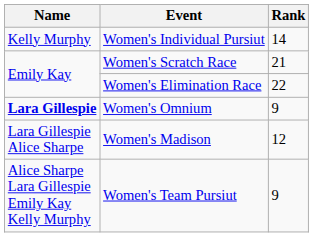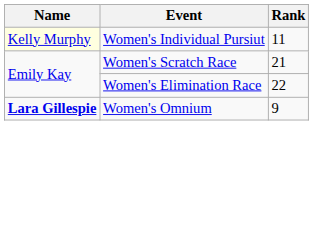(49, 39) no background -> (49, 39) lightyellow background
(279, 39) 14 -> (278, 39) 11
- row: (157, 139)
- row: (170, 195)
